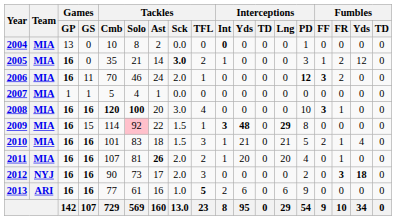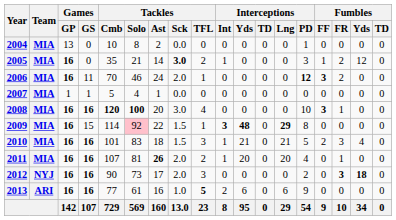(225, 45) bold -> (225, 45) normal
(341, 142) 1 -> (341, 142) 3
